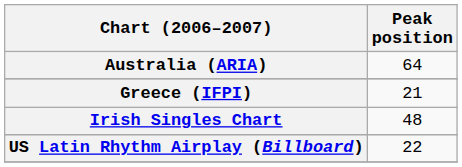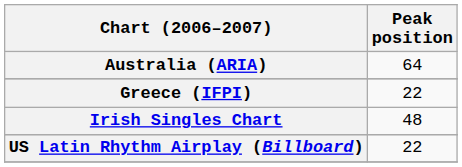(412, 93) 21 -> (412, 93) 22
